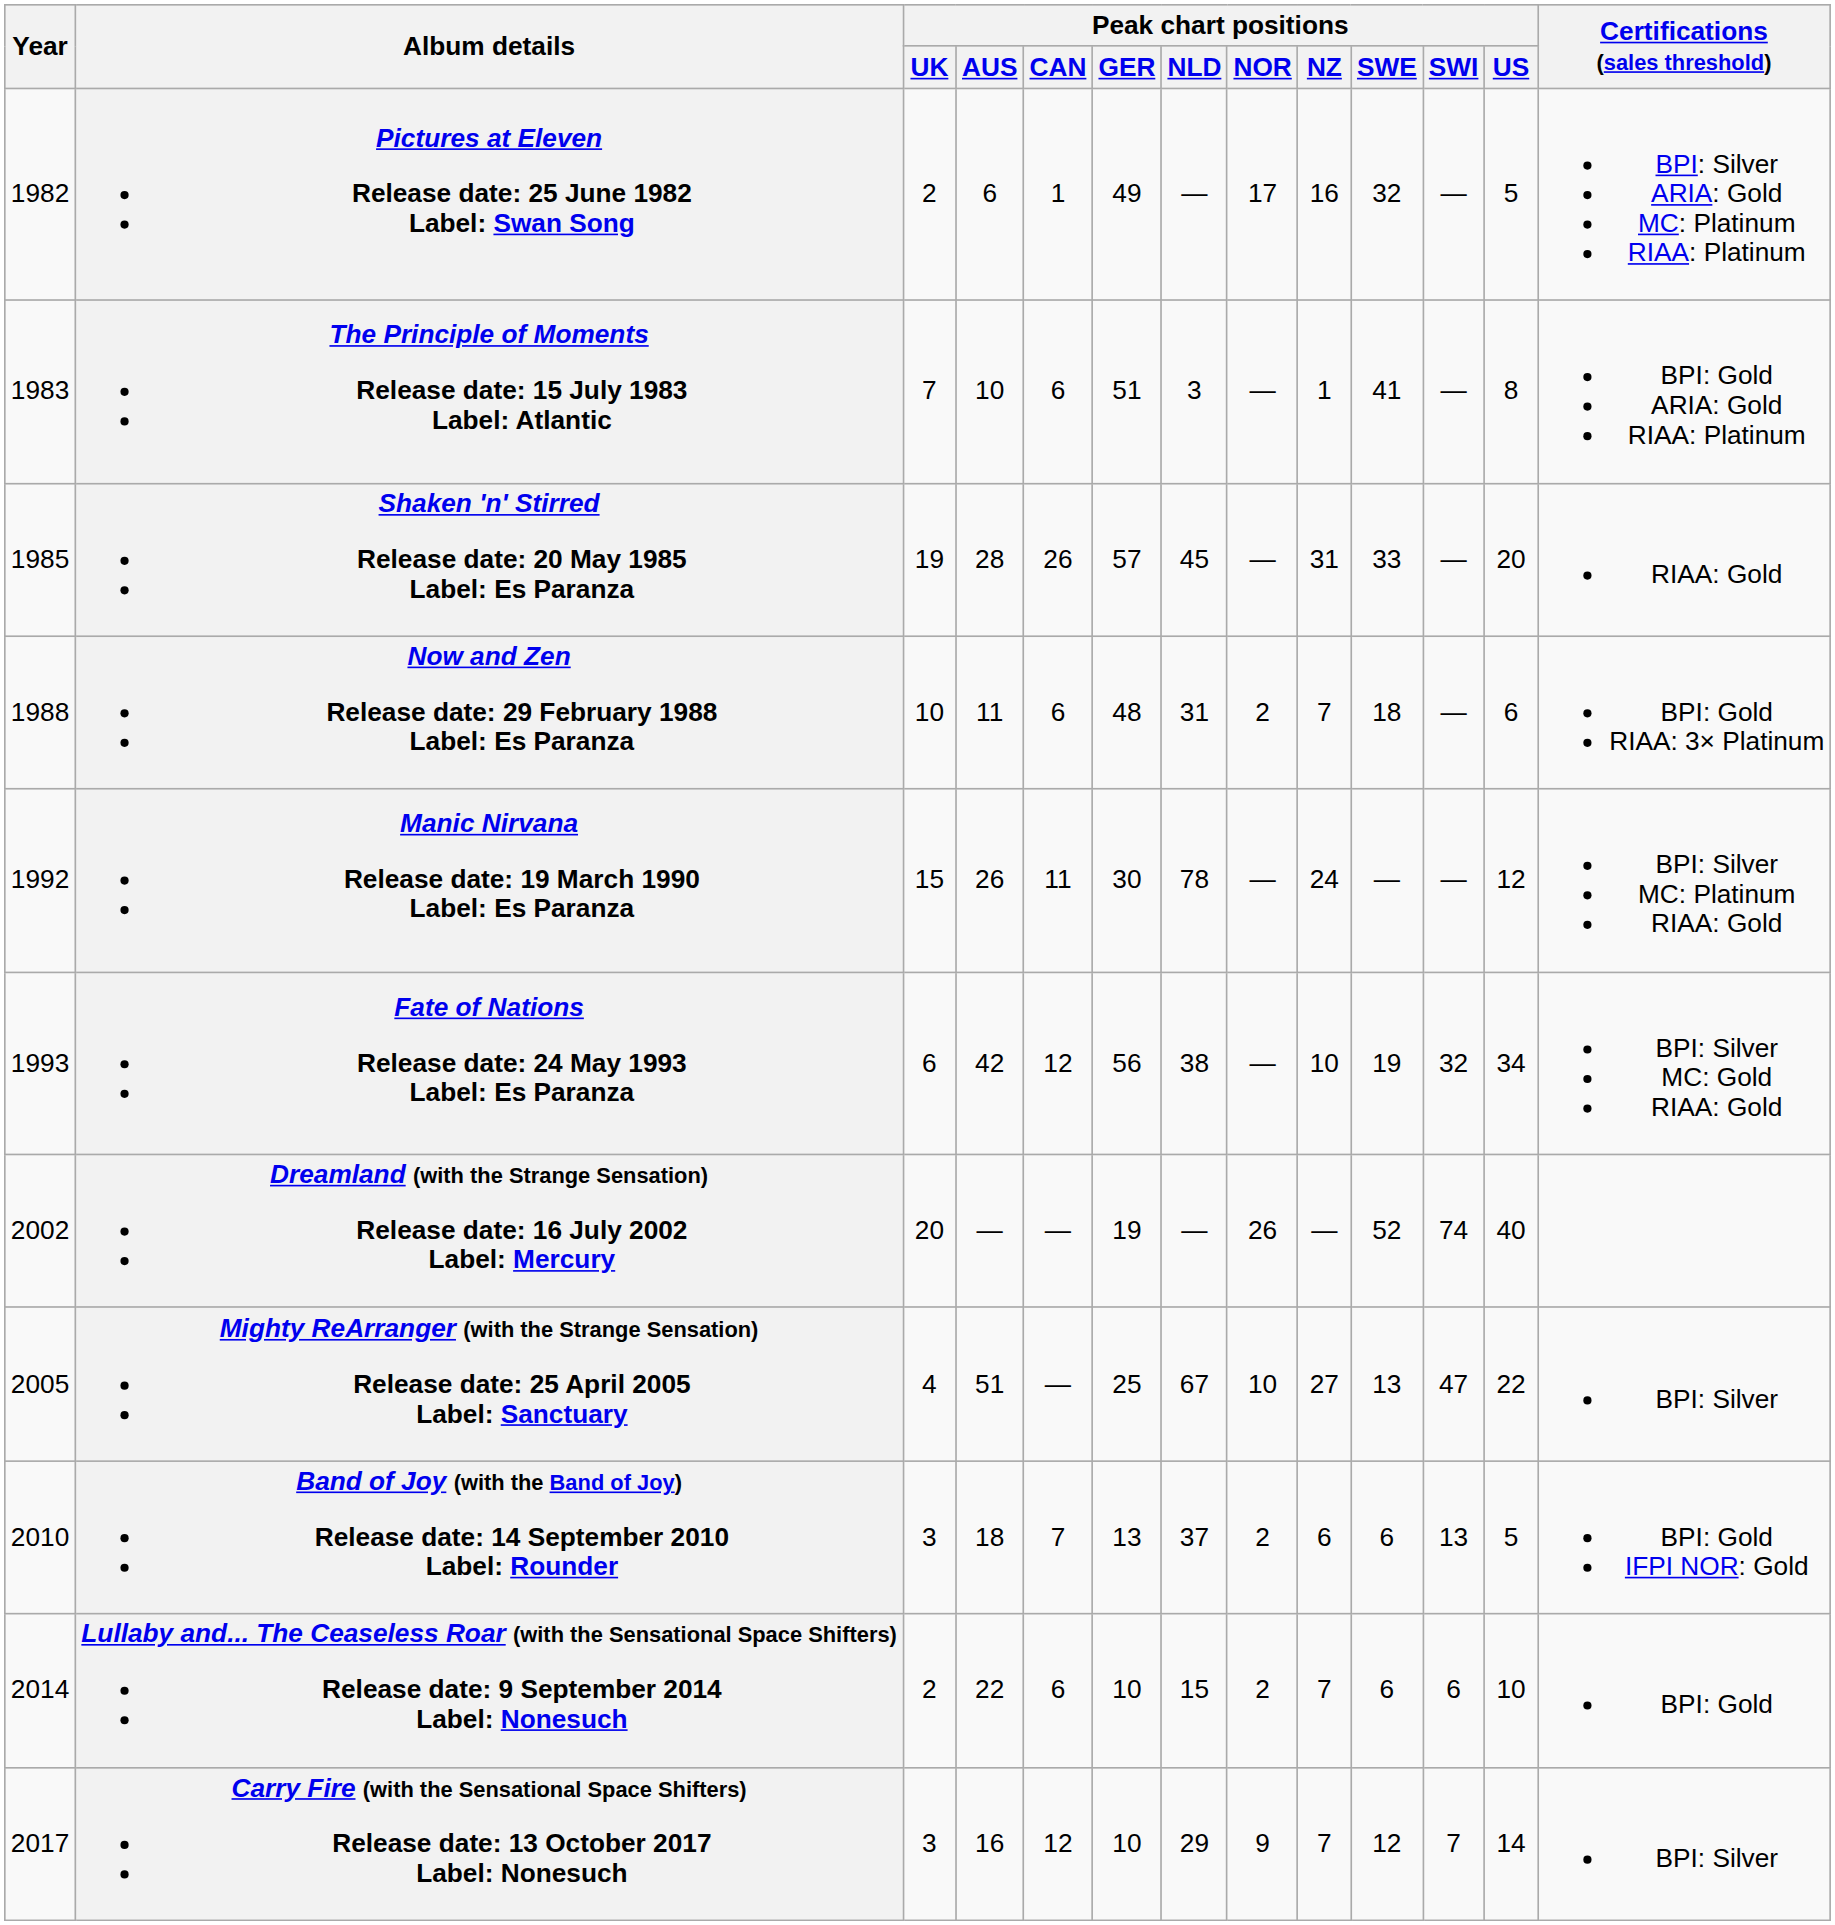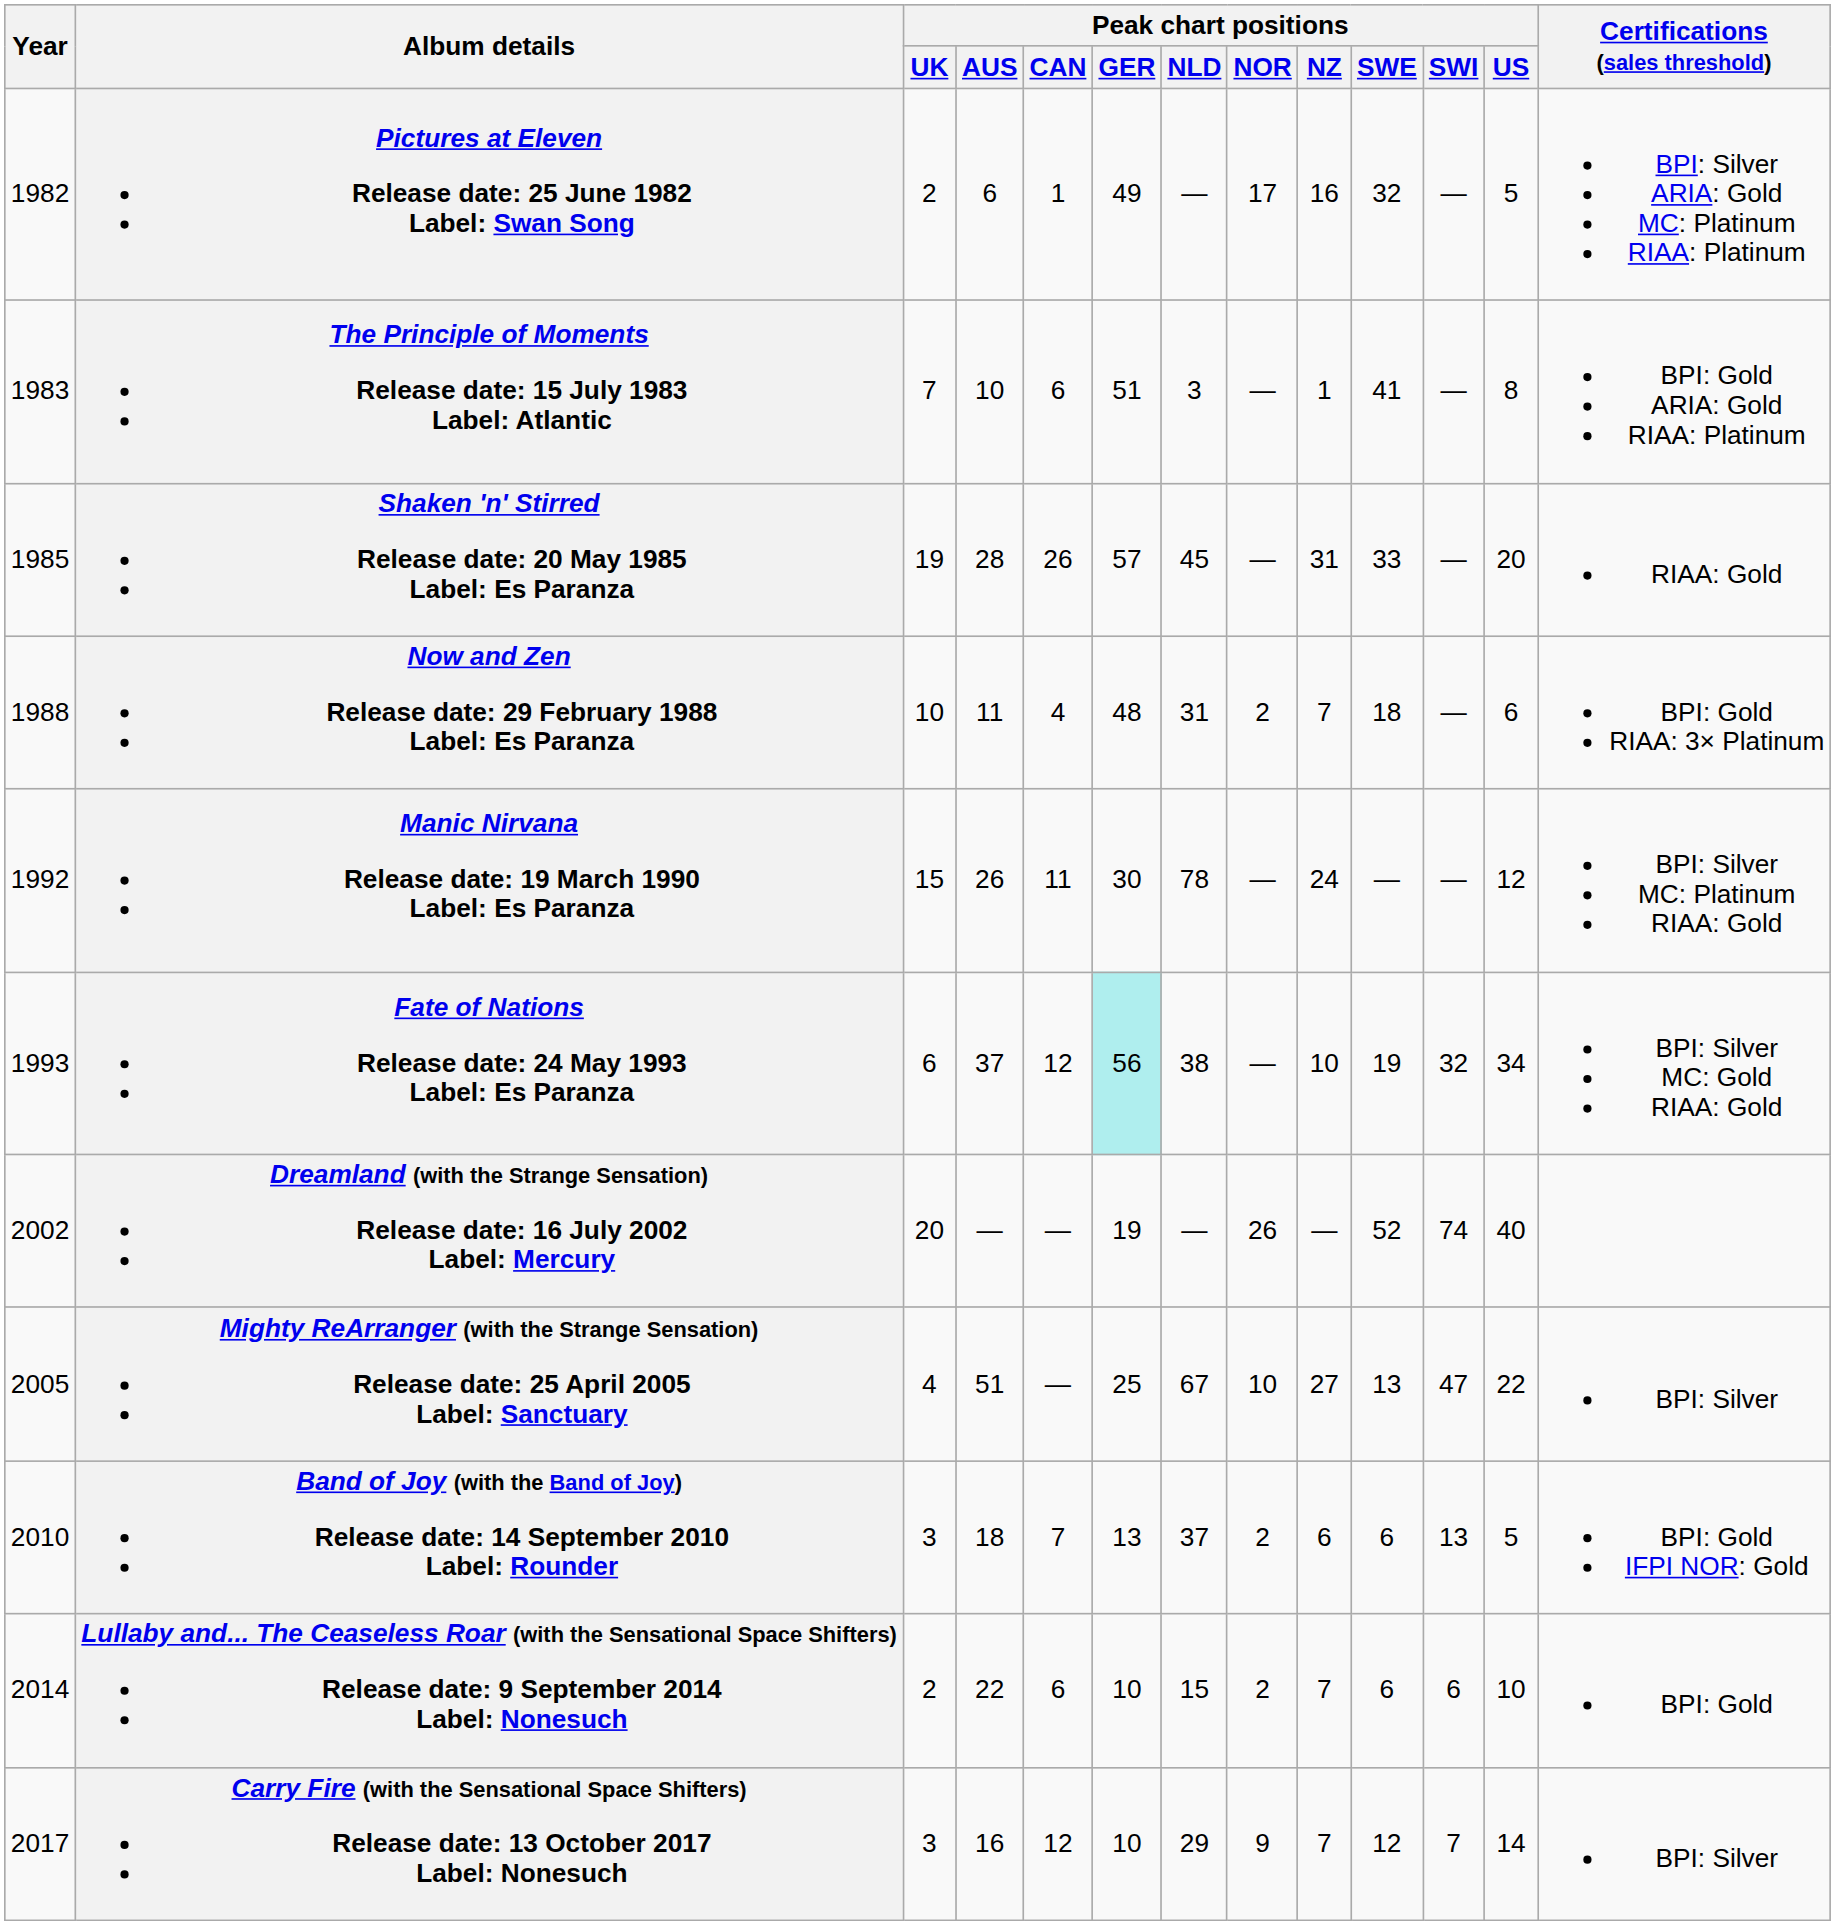(1058, 712) 6 -> (1058, 712) 4
(990, 1062) 42 -> (990, 1062) 37
(1127, 1062) no background -> (1127, 1062) paleturquoise background
